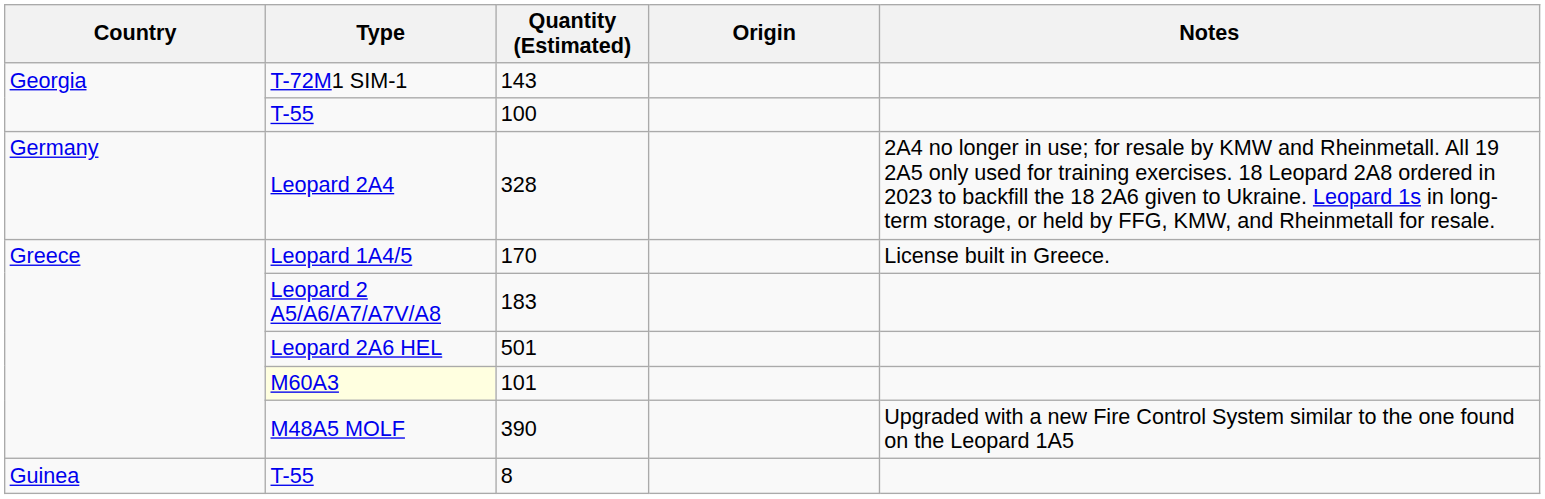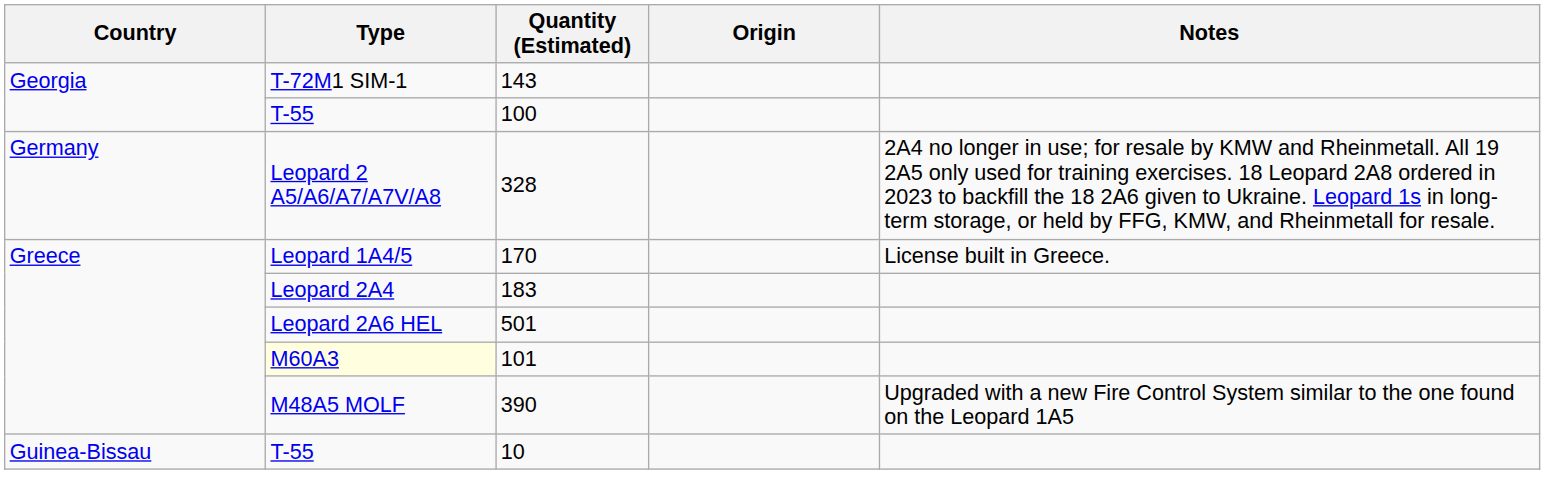(332, 185) Leopard 2A4 -> (356, 185) Leopard 2 A5/A6/A7/A7V/A8
(356, 302) Leopard 2 A5/A6/A7/A7V/A8 -> (332, 290) Leopard 2A4
- row: (507, 475)
+ row: (513, 451)
